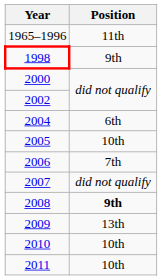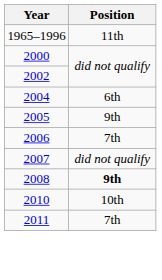- row: (37, 57)
(113, 141) 10th -> (112, 117) 9th
- row: (37, 223)
(113, 264) 10th -> (112, 220) 7th
